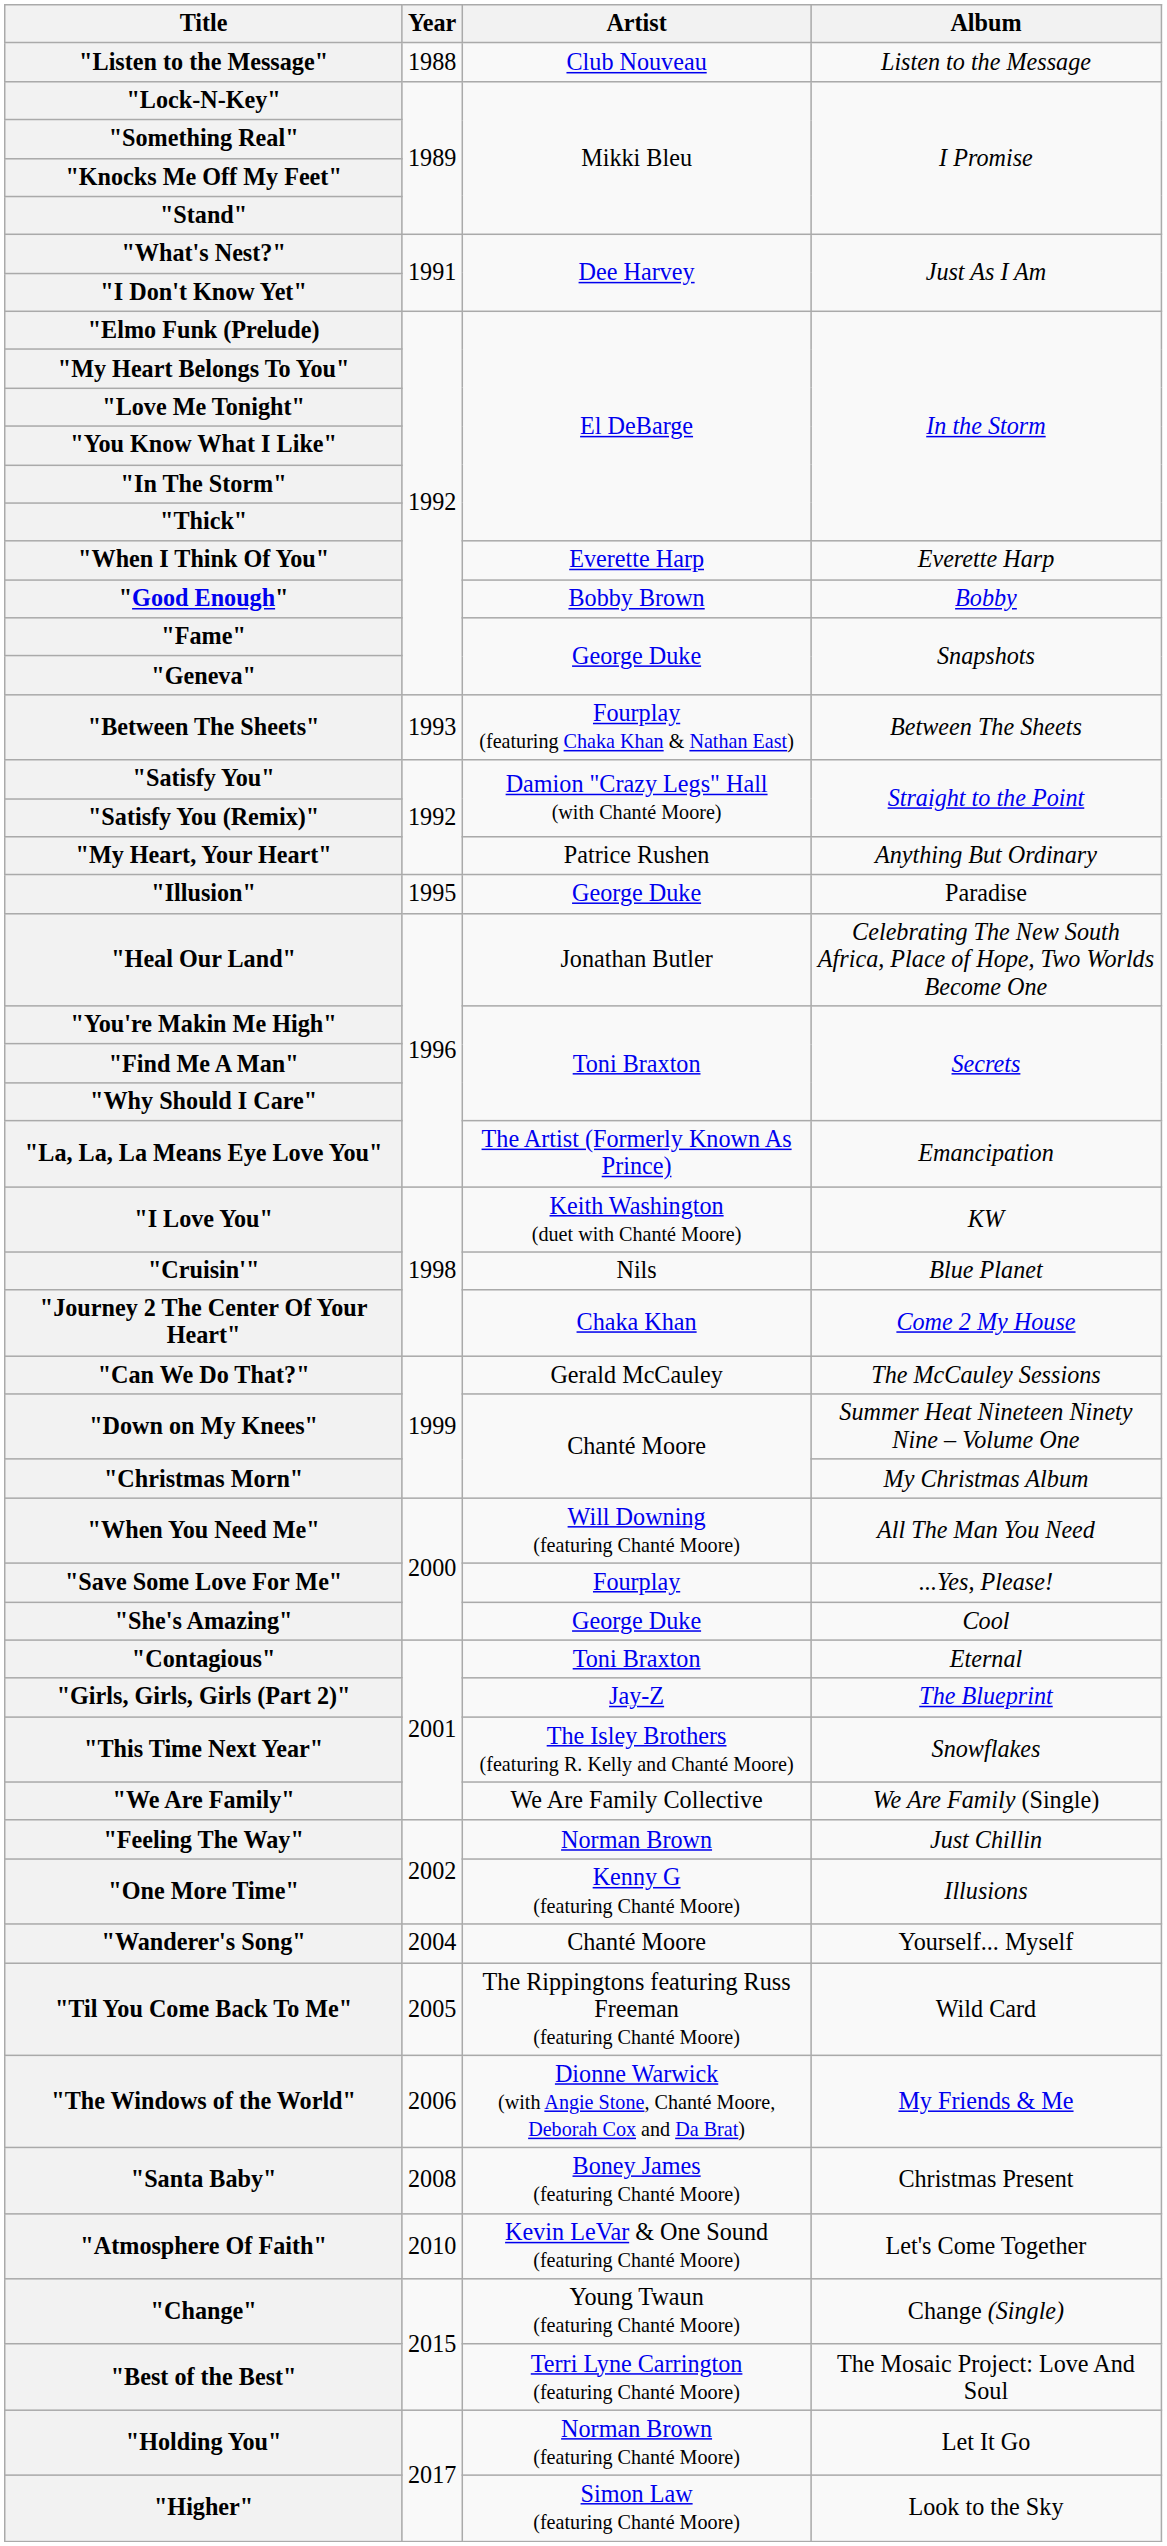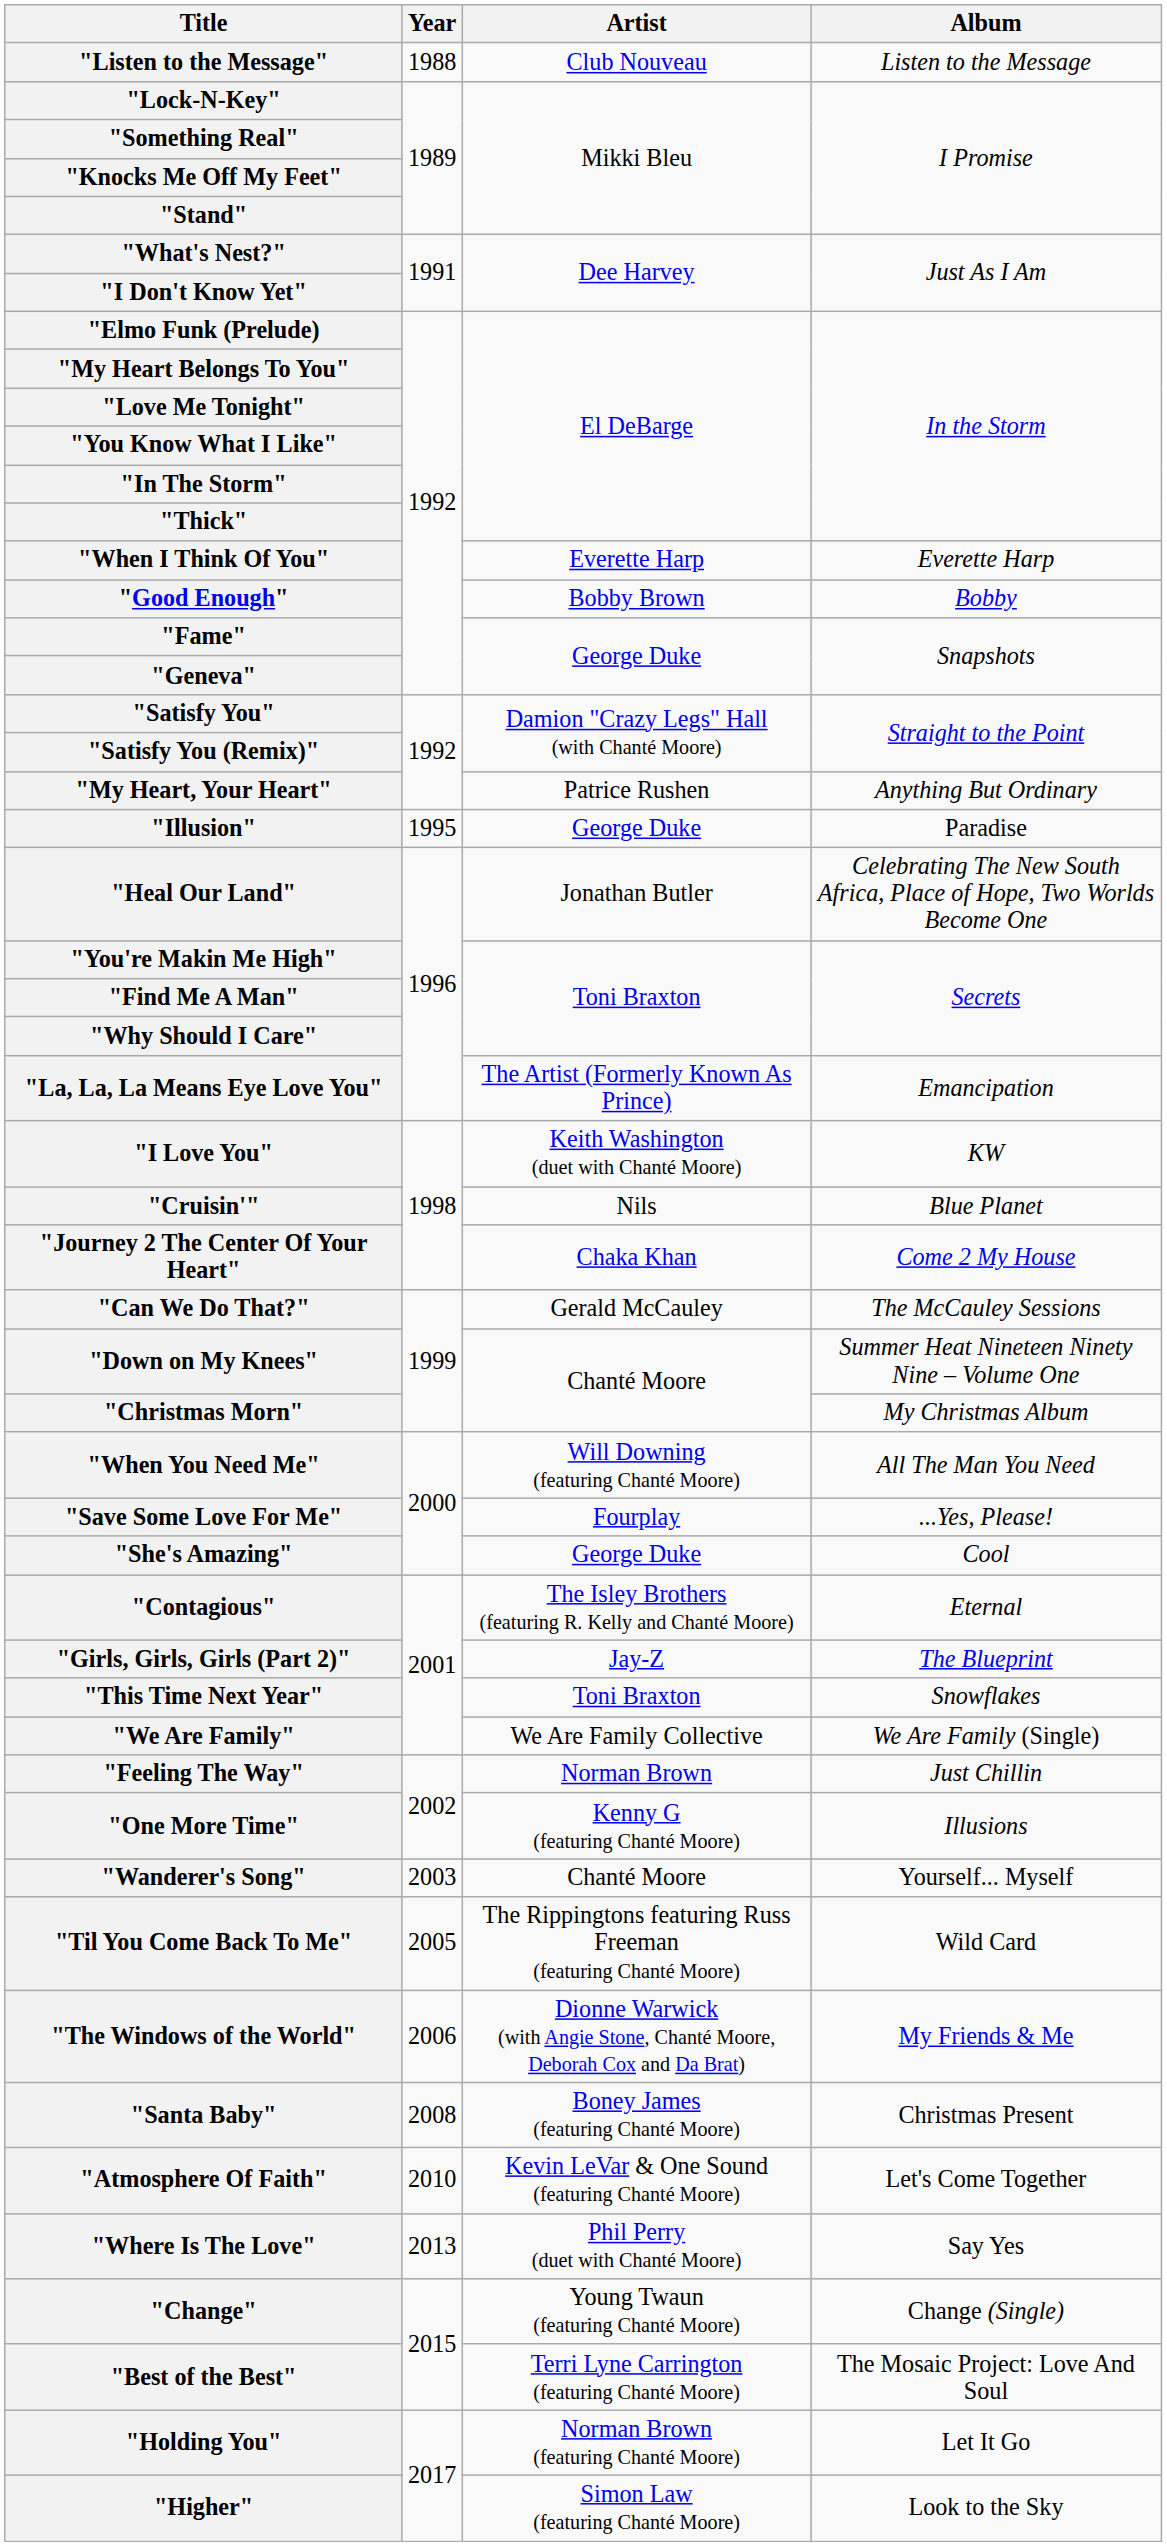- row: (204, 726)
(637, 1658) Toni Braxton -> (637, 1606) The Isley Brothers (featuring R. Kelly and Chanté Moore)
(637, 1749) The Isley Brothers (featuring R. Kelly and Chanté Moore) -> (637, 1697) Toni Braxton
(432, 1943) 2004 -> (432, 1877) 2003
+ row: (204, 2245)
